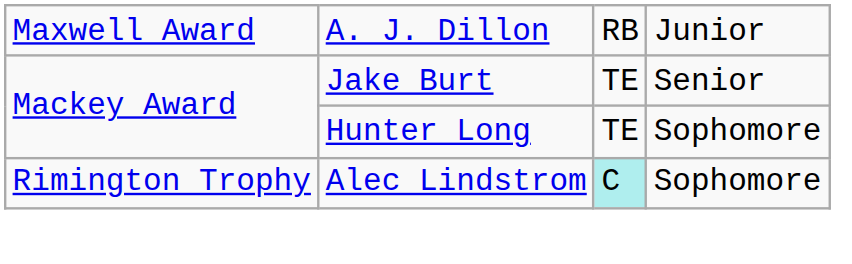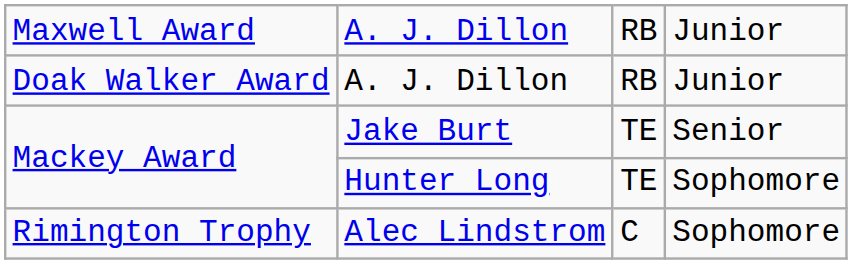+ row: (171, 81)
(611, 182) paleturquoise background -> (630, 233) no background
